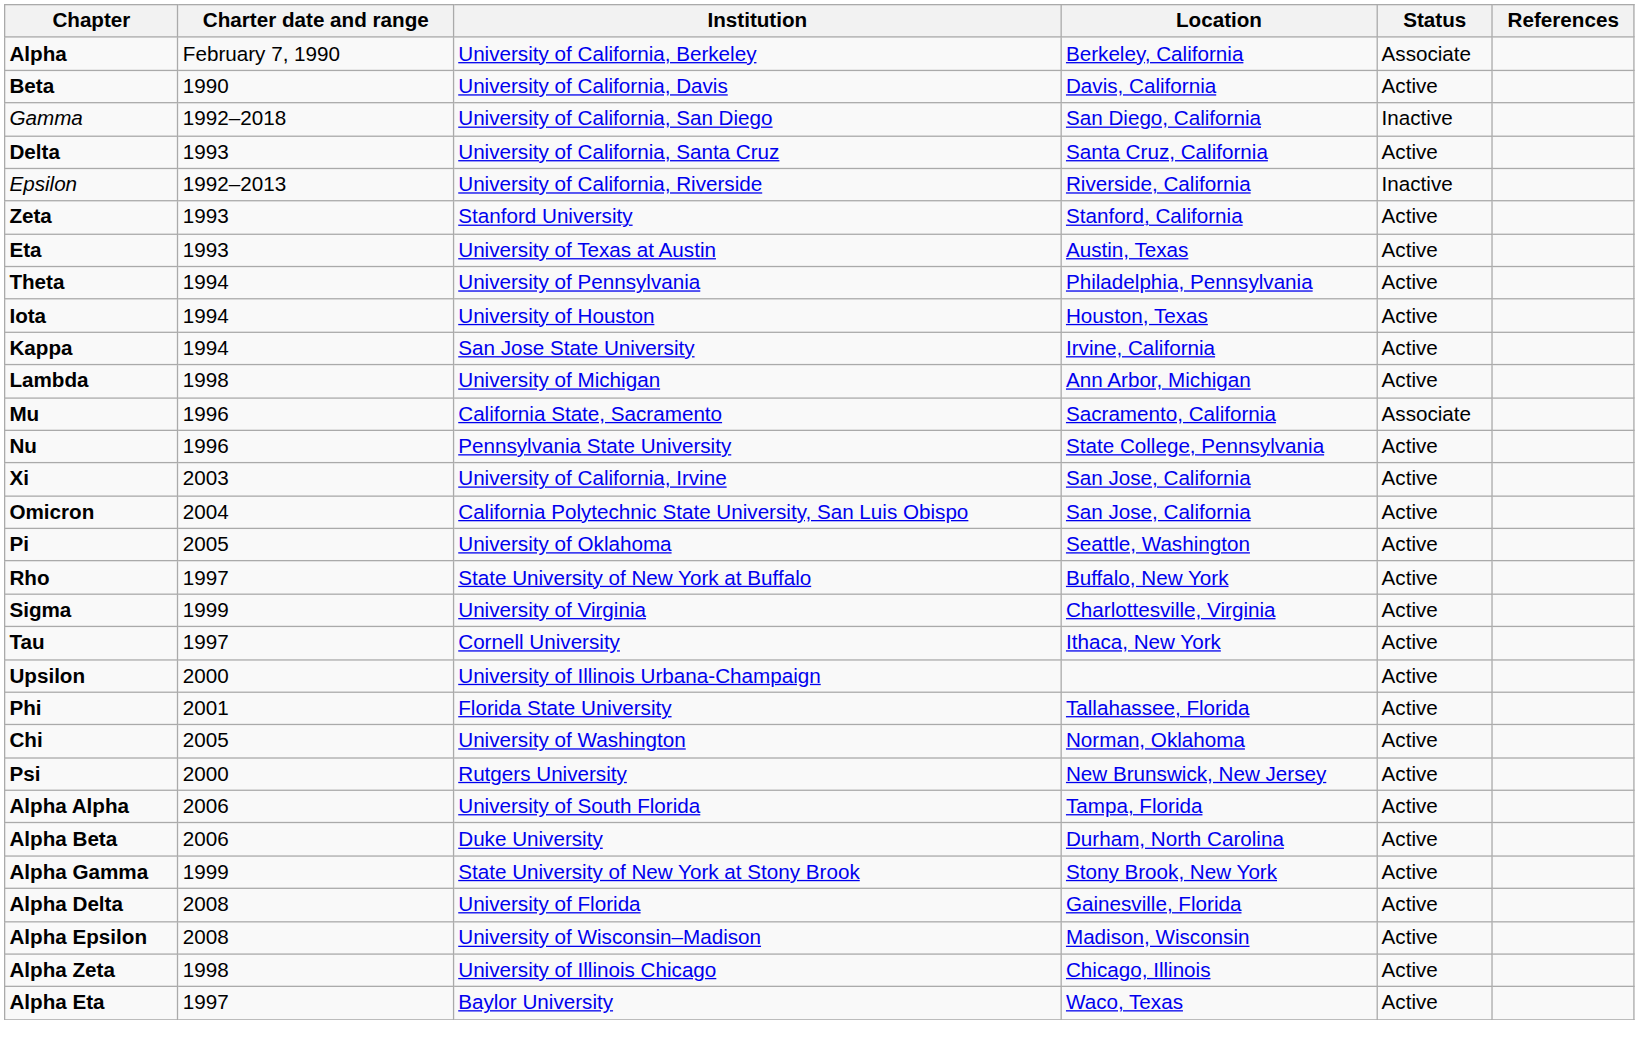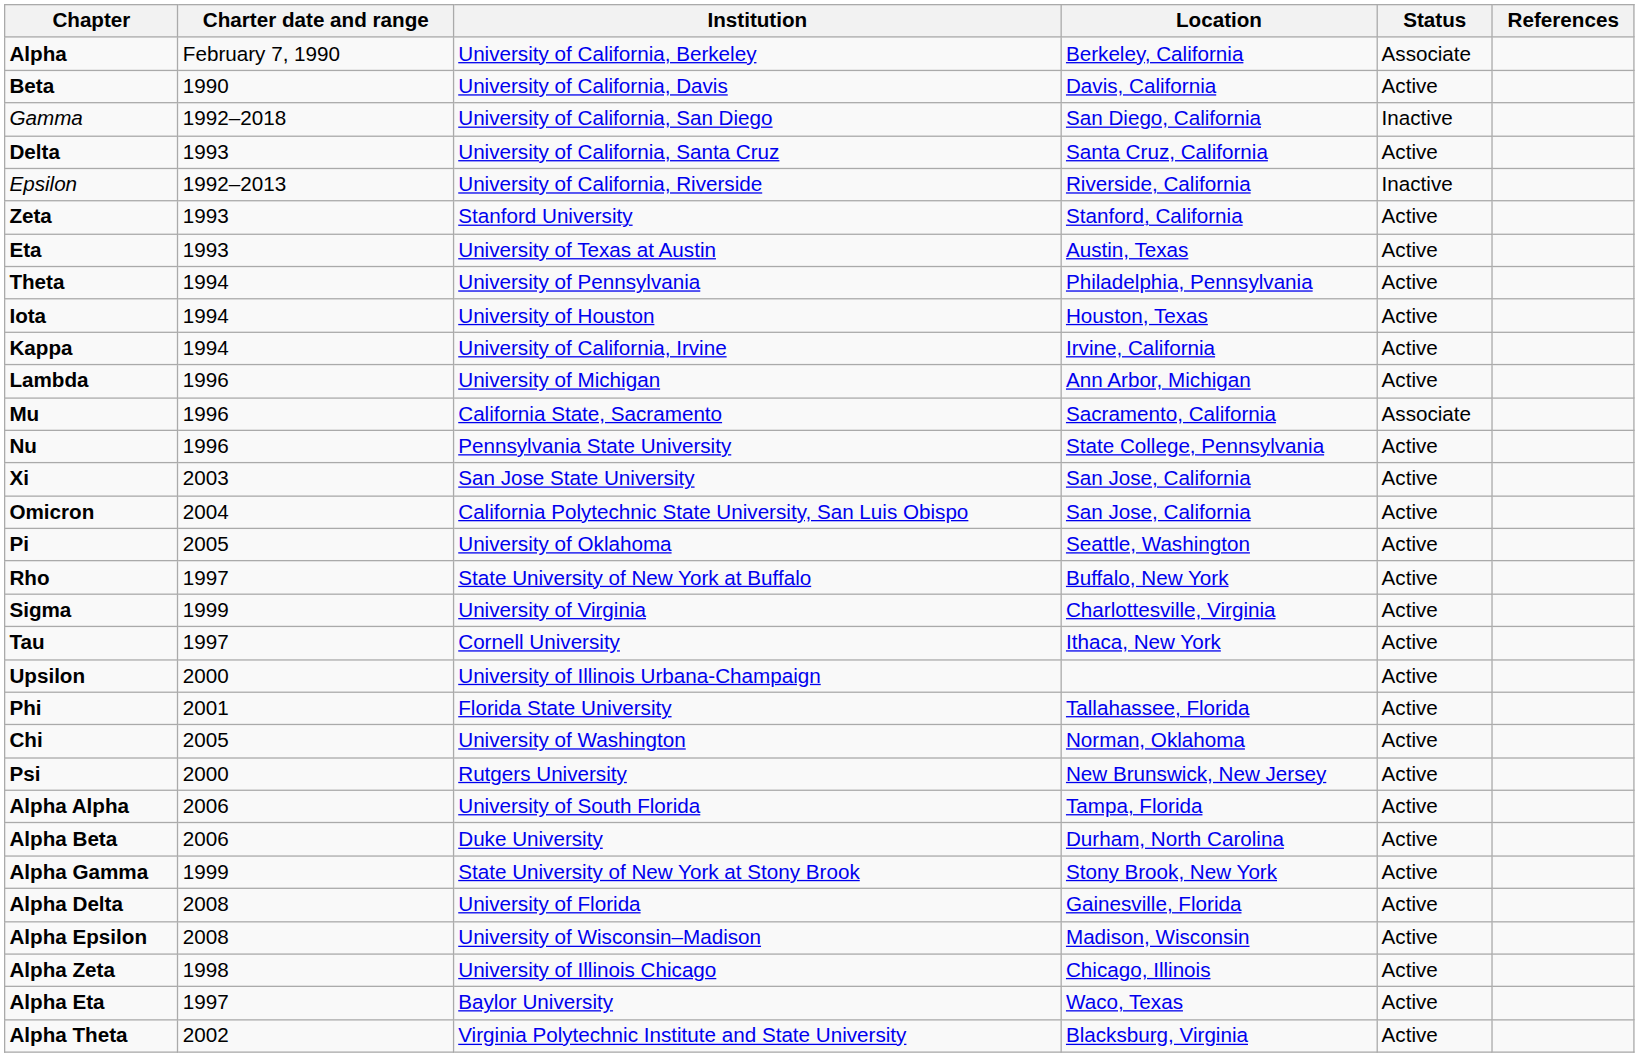(576, 348) San Jose State University -> (592, 348) University of California, Irvine
(206, 380) 1998 -> (206, 380) 1996
(592, 479) University of California, Irvine -> (576, 479) San Jose State University
+ row: (68, 1035)
